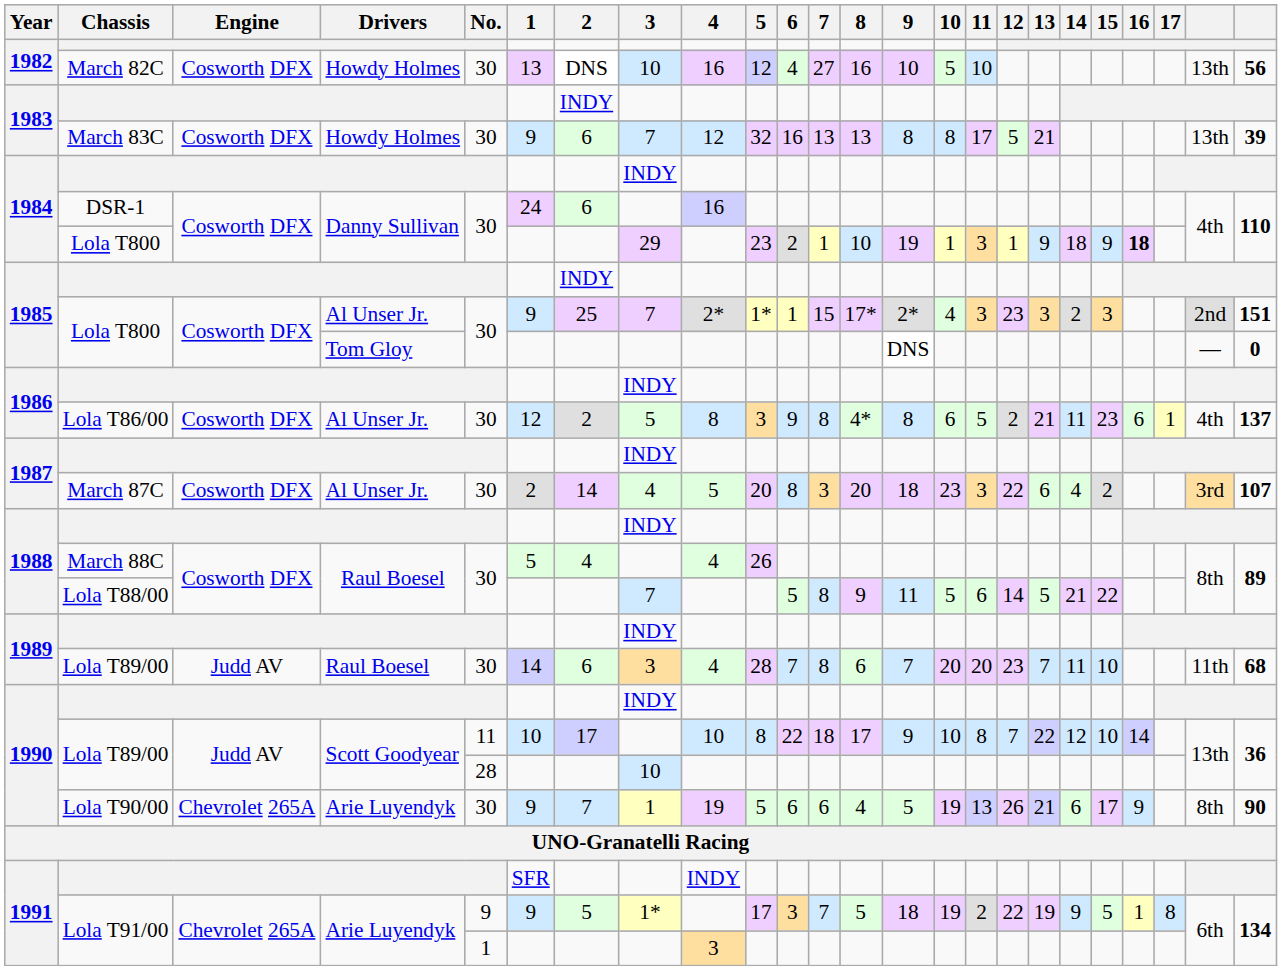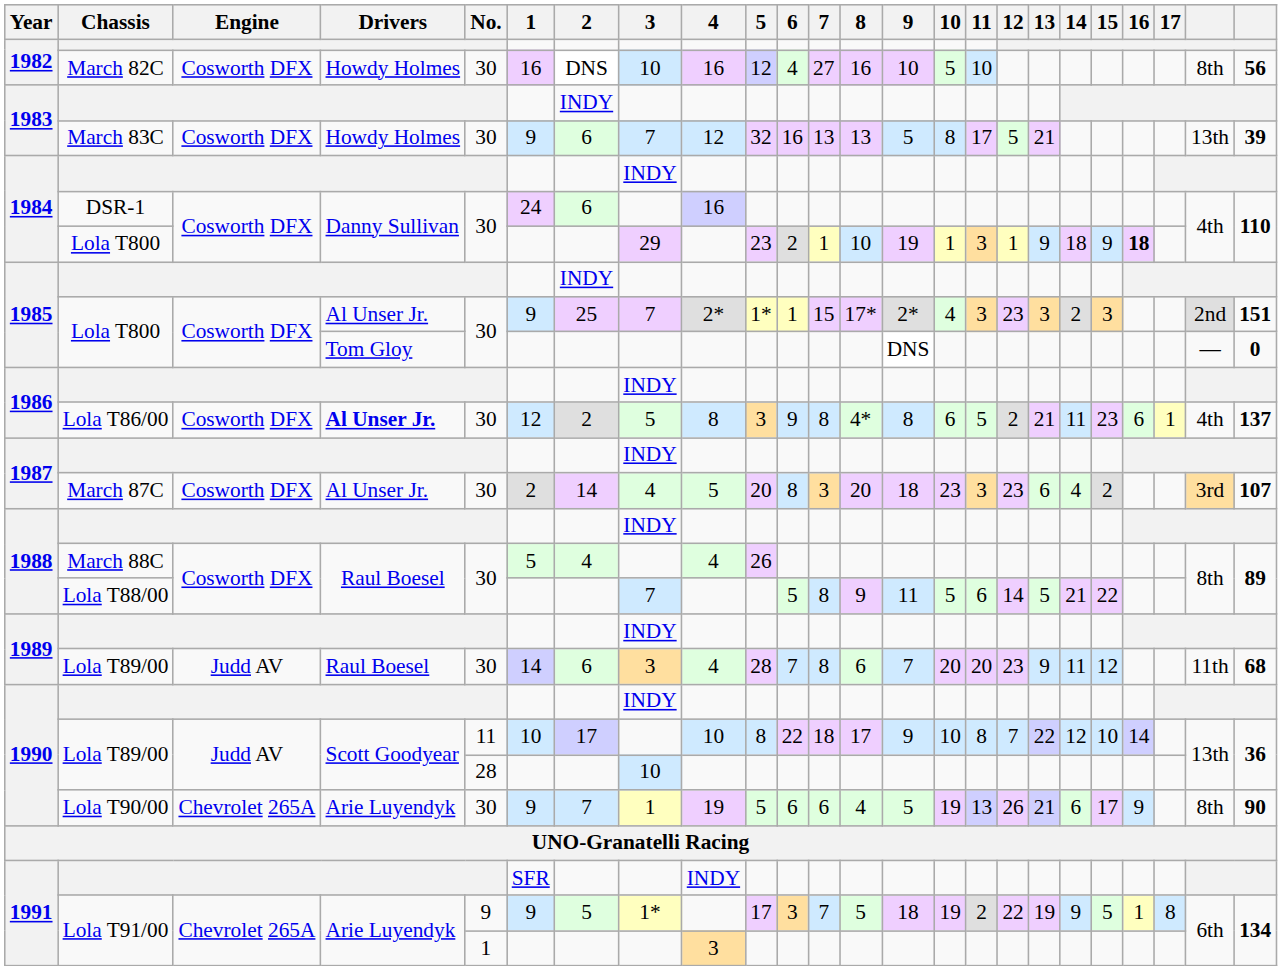(531, 67) 13 -> (531, 67) 16
(1210, 67) 13th -> (1210, 67) 8th
(908, 137) 8 -> (908, 137) 5
(377, 419) normal -> (380, 419) bold
(1013, 489) 22 -> (1013, 489) 23
(1045, 665) 7 -> (1045, 665) 9
(1107, 665) 10 -> (1107, 665) 12
